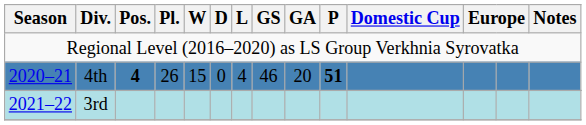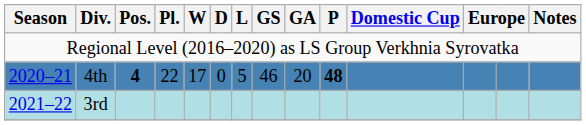(170, 76) 26 -> (170, 76) 22
(197, 76) 15 -> (197, 76) 17
(242, 76) 4 -> (242, 76) 5
(333, 76) 51 -> (333, 76) 48
